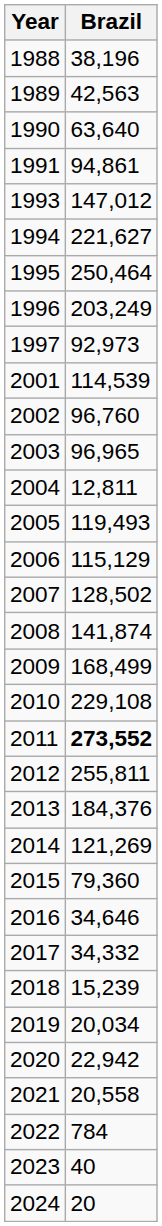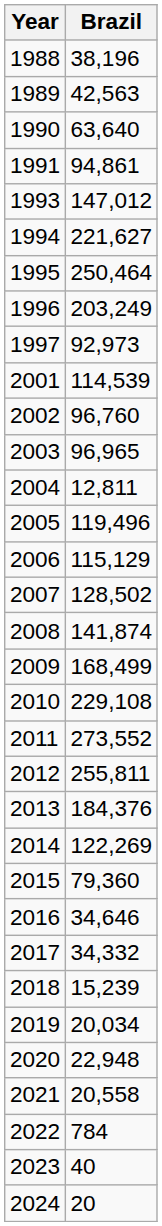(110, 523) 119,493 -> (110, 523) 119,496
(111, 737) bold -> (111, 737) normal
(111, 845) 121,269 -> (111, 845) 122,269
(105, 1059) 22,942 -> (105, 1059) 22,948
